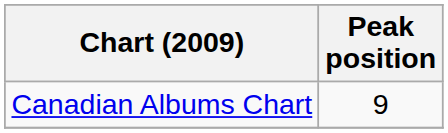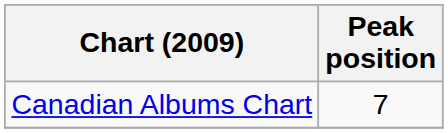(381, 104) 9 -> (381, 104) 7
